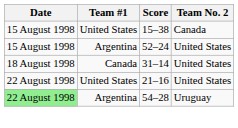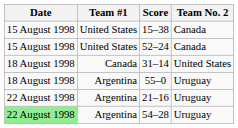(116, 47) Argentina -> (108, 47) United States
(203, 47) United States -> (190, 47) Canada
+ row: (155, 81)
(108, 81) United States -> (116, 98) Argentina
(203, 81) United States -> (193, 98) Uruguay
